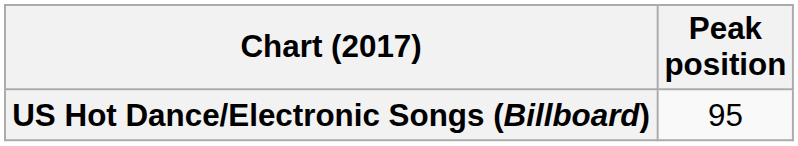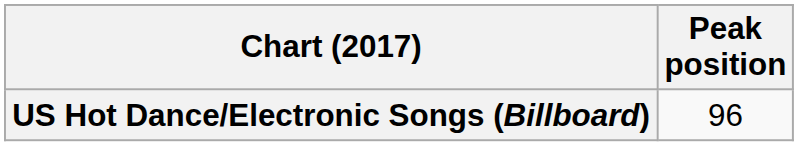(725, 114) 95 -> (725, 114) 96
